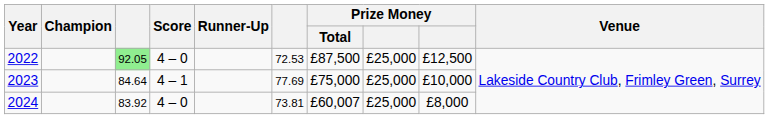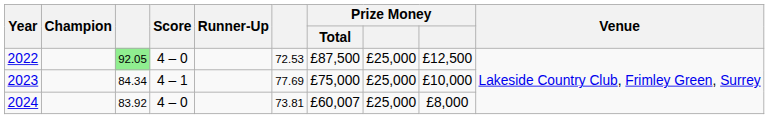(133, 81) 84.64 -> (133, 81) 84.34
